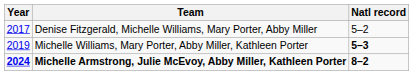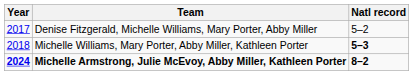(18, 45) 2019 -> (18, 45) 2018
